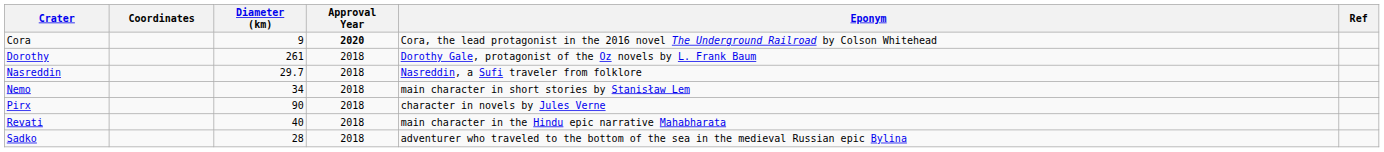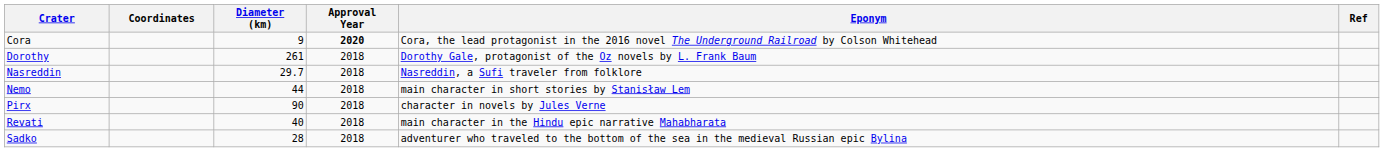(298, 89) 34 -> (298, 89) 44
